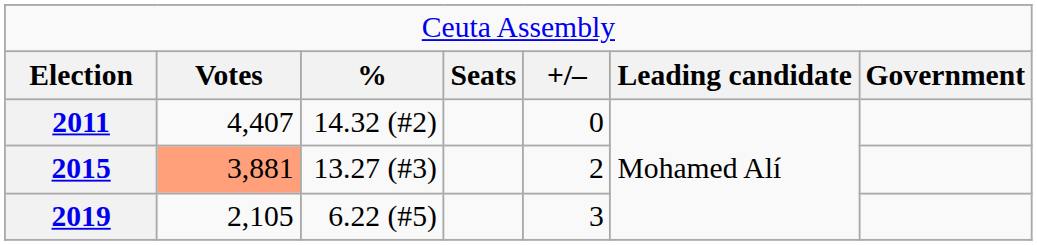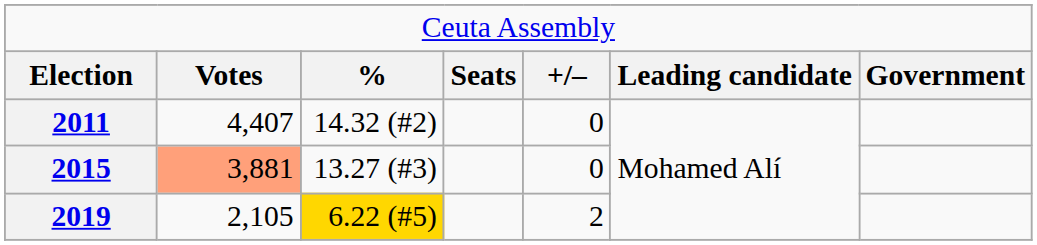(596, 168) 2 -> (596, 168) 0
(383, 215) no background -> (383, 215) gold background
(596, 215) 3 -> (596, 215) 2
